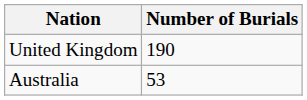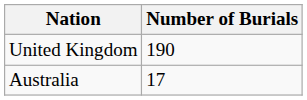(156, 79) 53 -> (156, 79) 17
